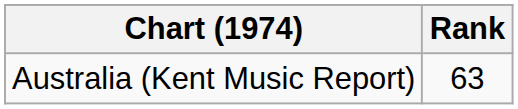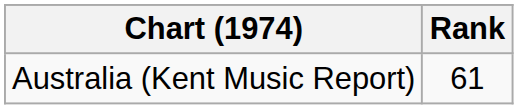(467, 77) 63 -> (467, 77) 61
